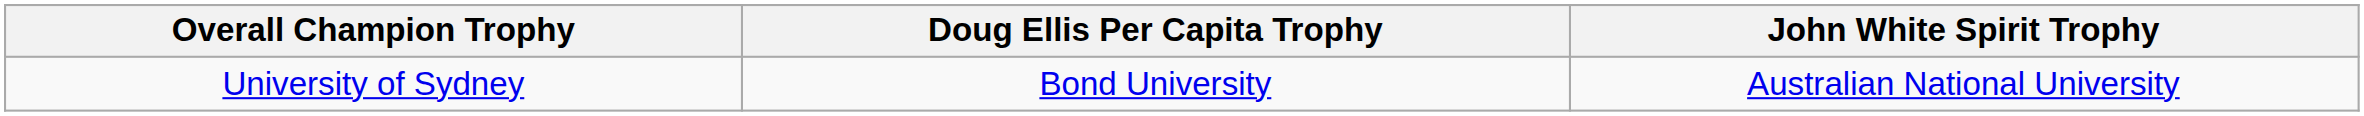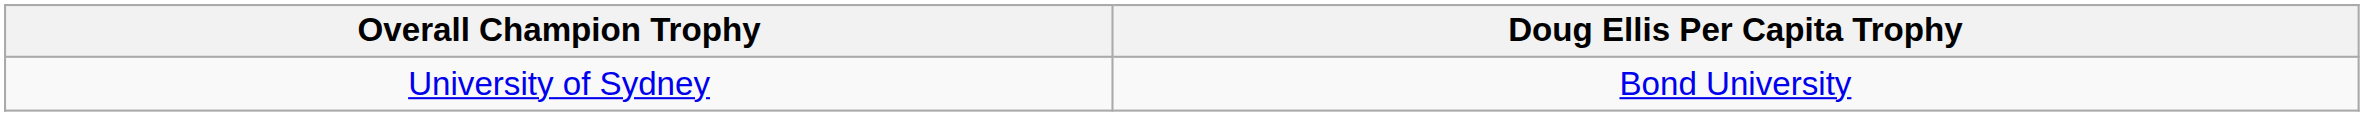- column: (1963, 30)
